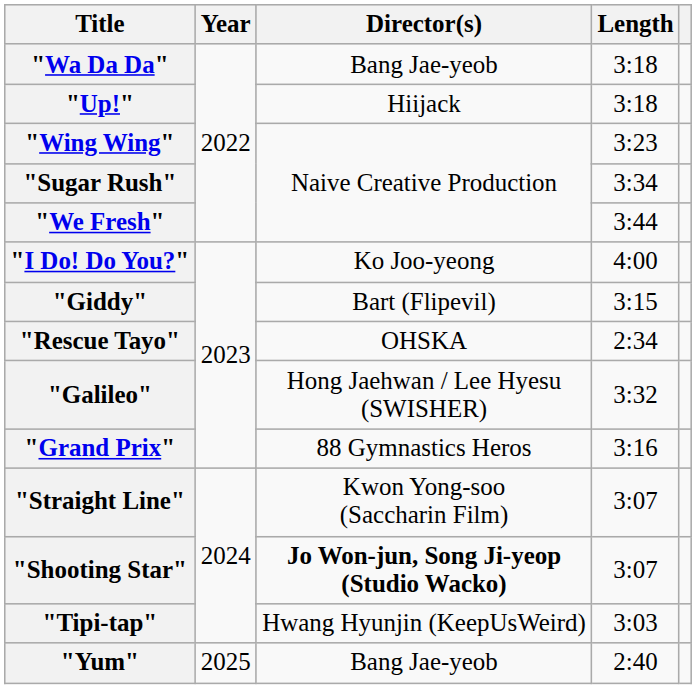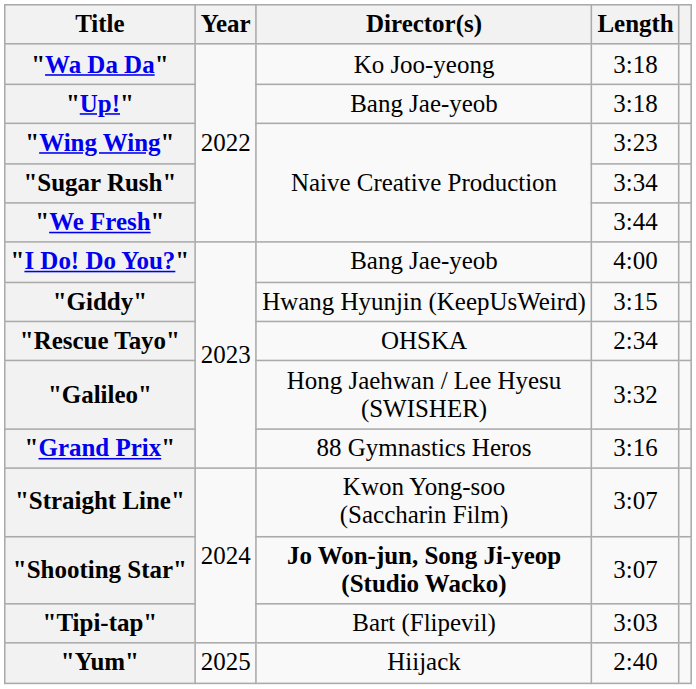(424, 63) Bang Jae-yeob -> (424, 63) Ko Joo-yeong
(424, 103) Hiijack -> (424, 103) Bang Jae-yeob
(424, 261) Ko Joo-yeong -> (424, 261) Bang Jae-yeob
(424, 301) Bart (Flipevil) -> (424, 301) Hwang Hyunjin (KeepUsWeird)
(424, 623) Hwang Hyunjin (KeepUsWeird) -> (424, 623) Bart (Flipevil)
(424, 662) Bang Jae-yeob -> (424, 662) Hiijack
